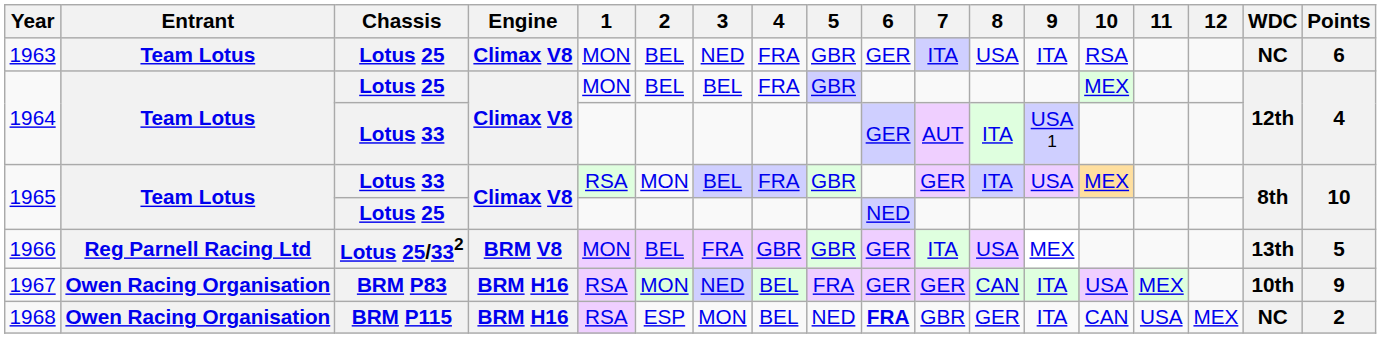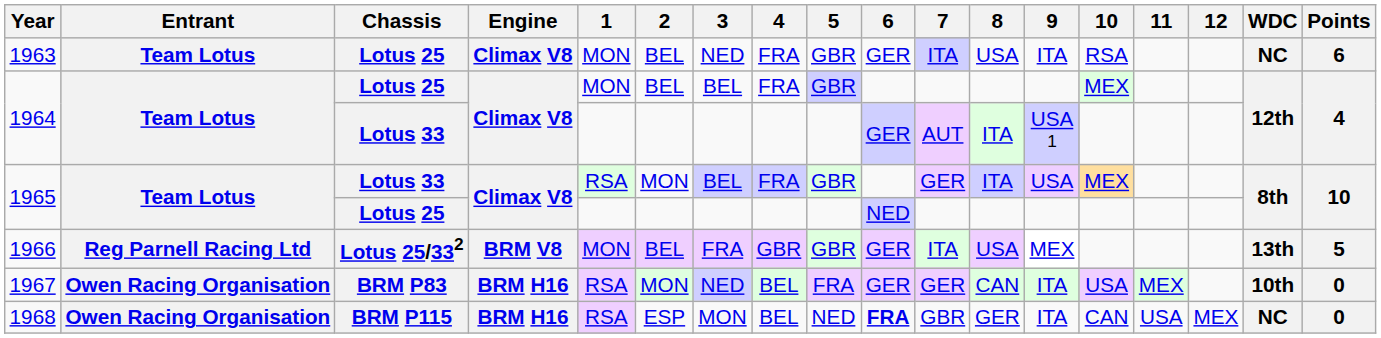(1339, 285) 9 -> (1339, 285) 0
(1339, 318) 2 -> (1339, 318) 0
